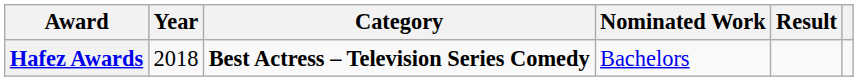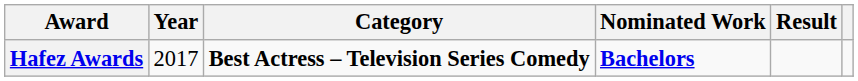(176, 57) 2018 -> (176, 57) 2017
(645, 57) normal -> (647, 57) bold
